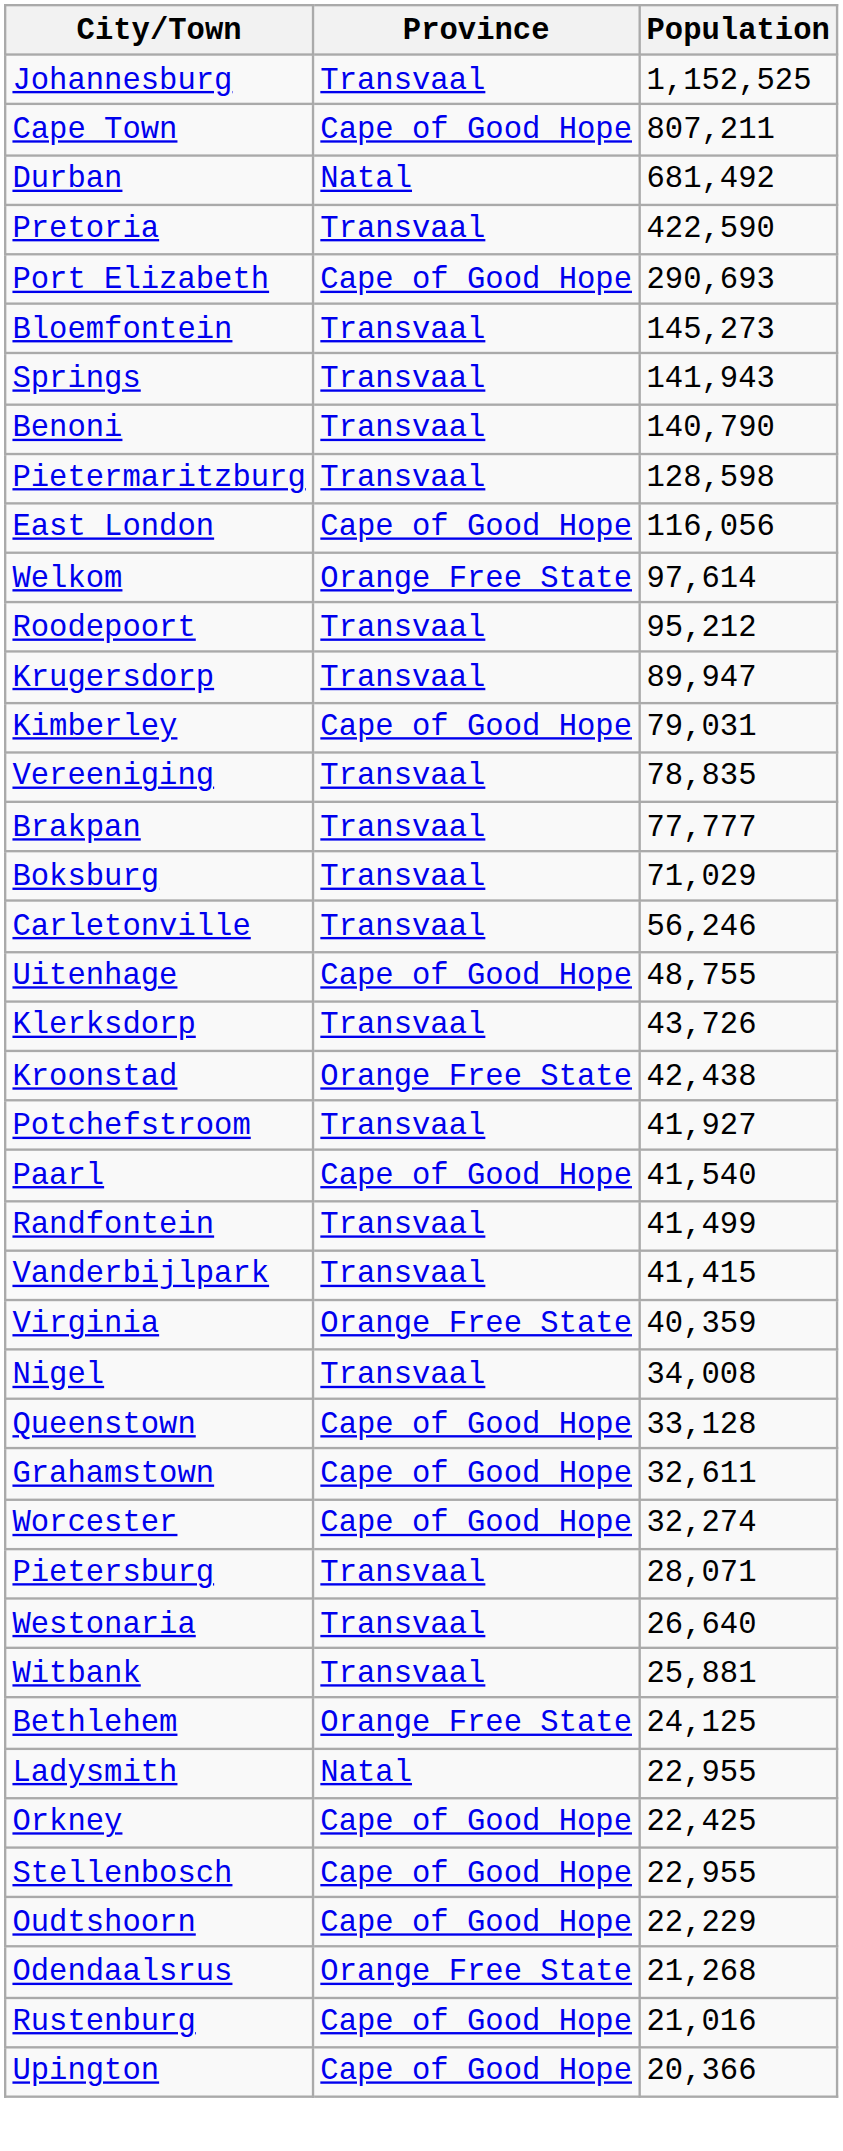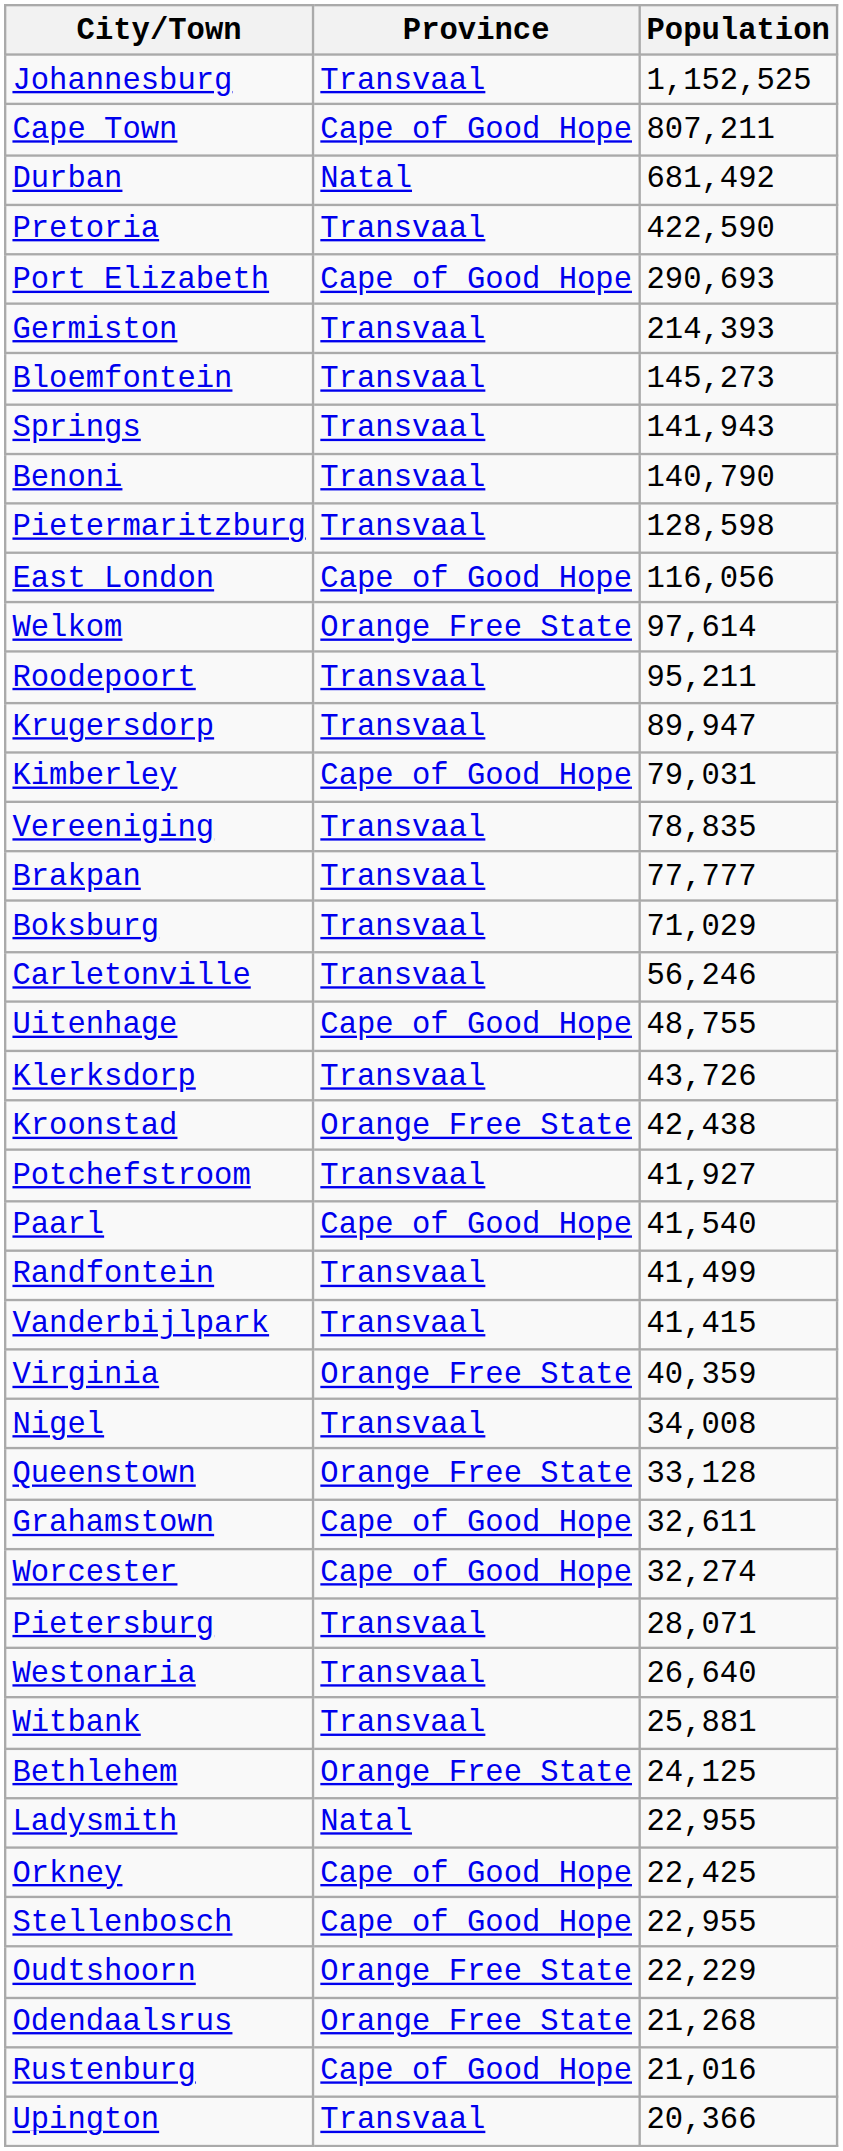+ row: (95, 329)
(702, 628) 95,212 -> (702, 677) 95,211
(476, 1424) Cape of Good Hope -> (476, 1474) Orange Free State
(476, 1922) Cape of Good Hope -> (476, 1972) Orange Free State
(476, 2071) Cape of Good Hope -> (403, 2121) Transvaal
